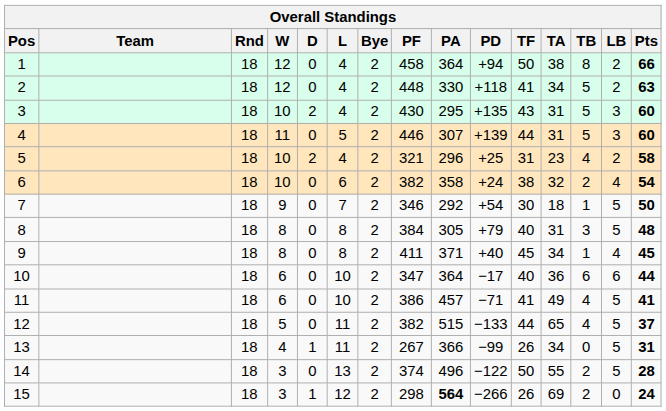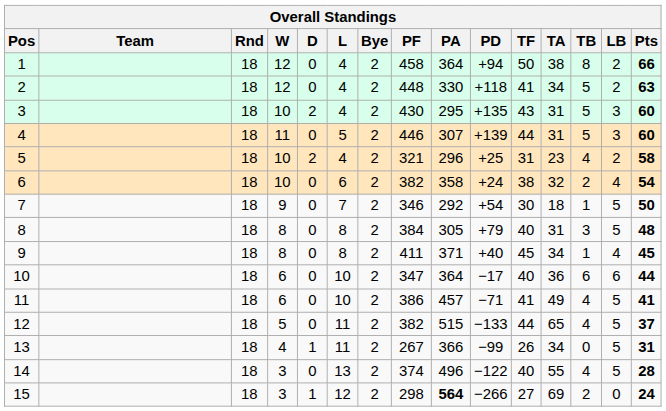(526, 371) 50 -> (526, 371) 40
(586, 371) 2 -> (586, 371) 4
(526, 394) 26 -> (526, 394) 27
